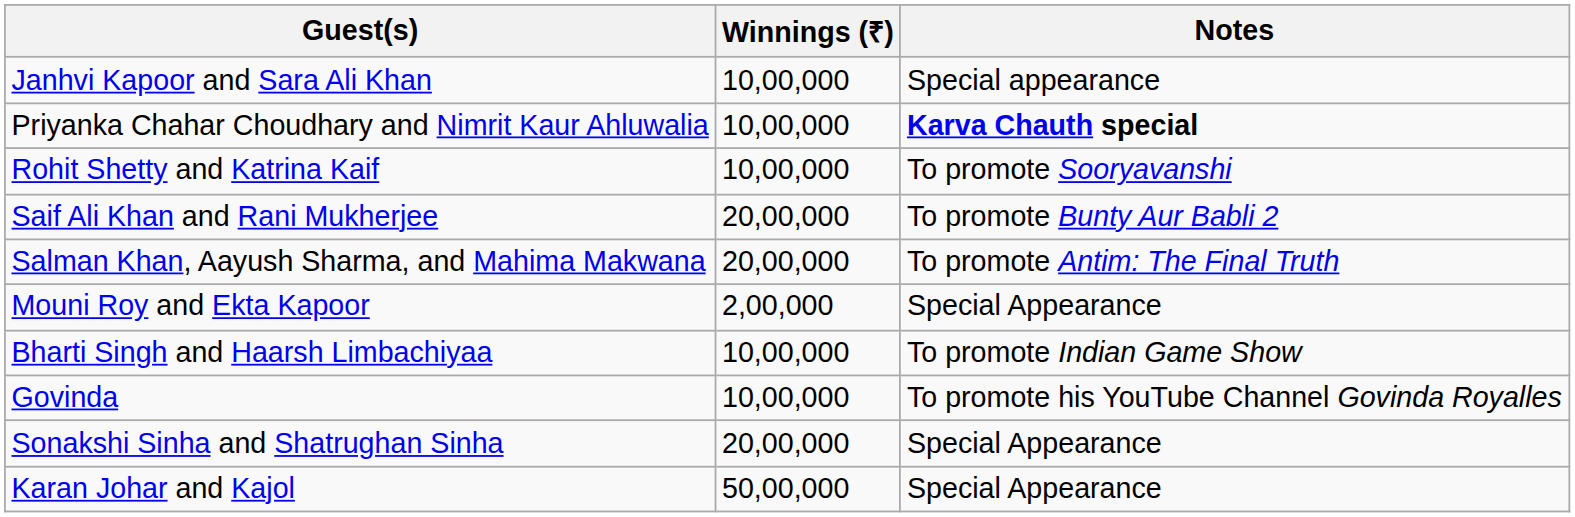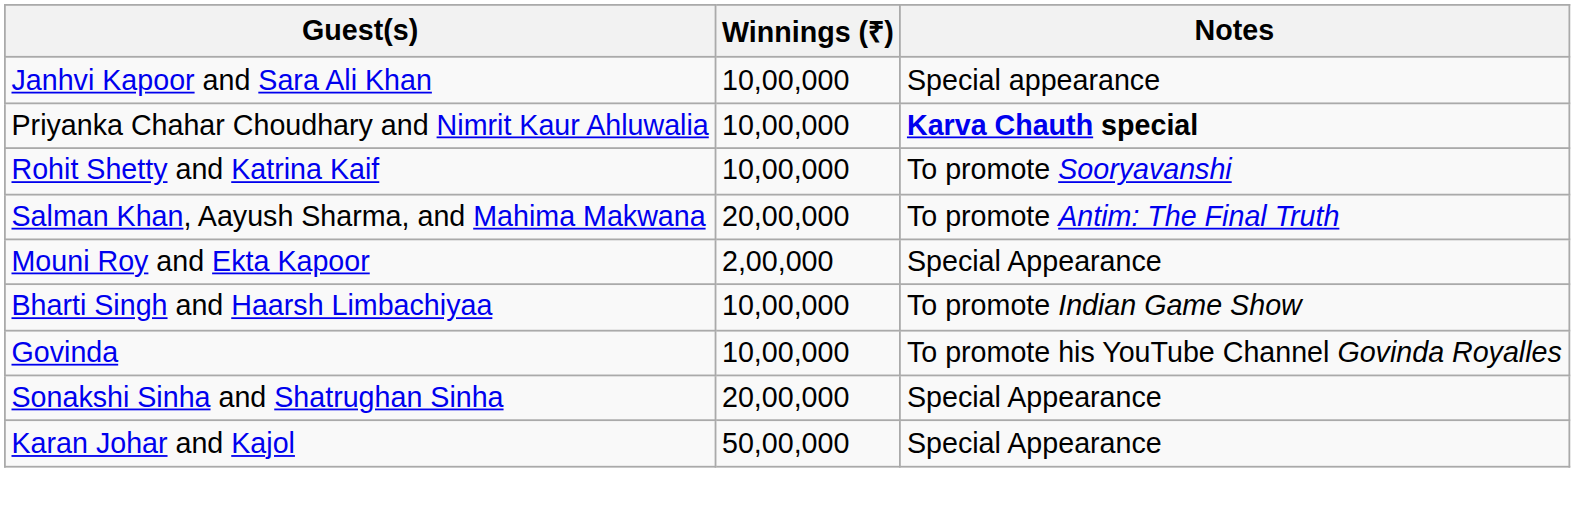- row: (225, 216)
